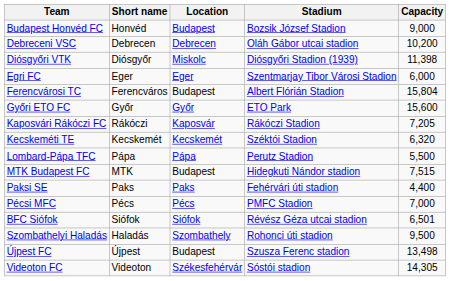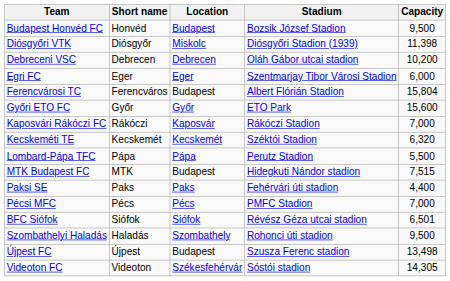(422, 28) 9,000 -> (422, 28) 9,500
rows swapped: (41, 44) <-> (39, 60)
(422, 124) 7,205 -> (422, 124) 7,000
